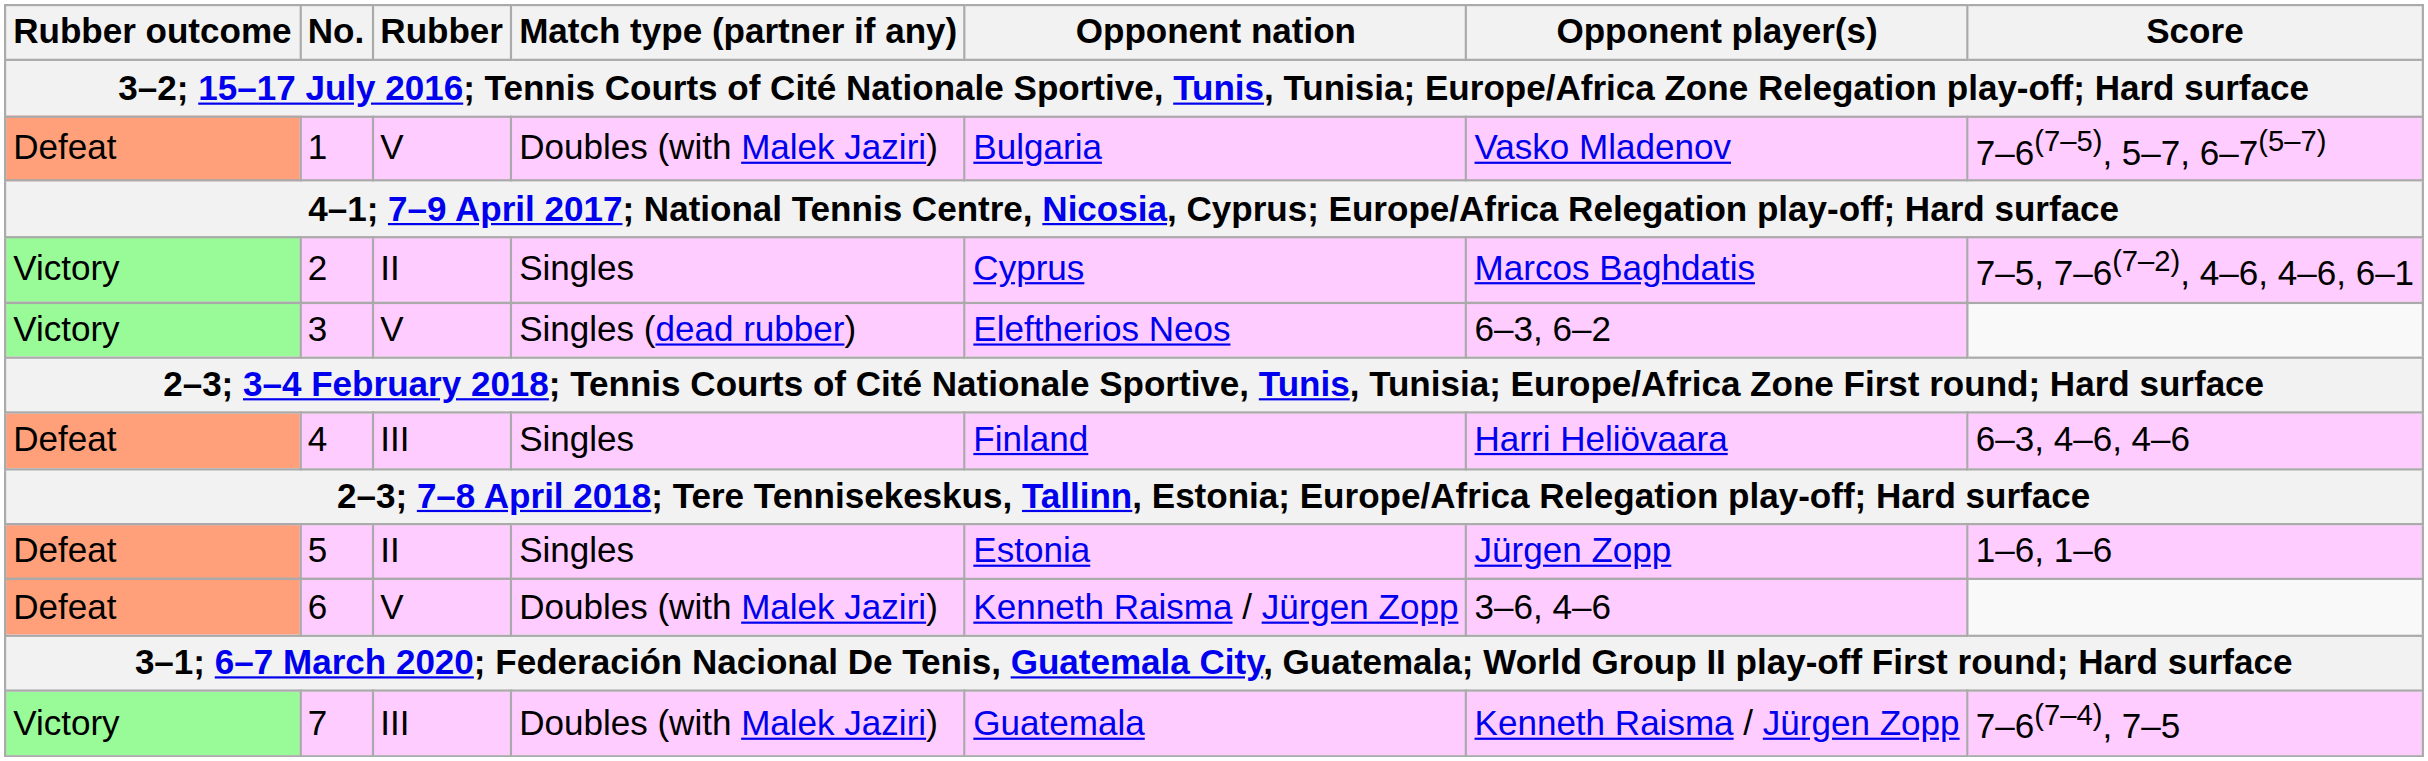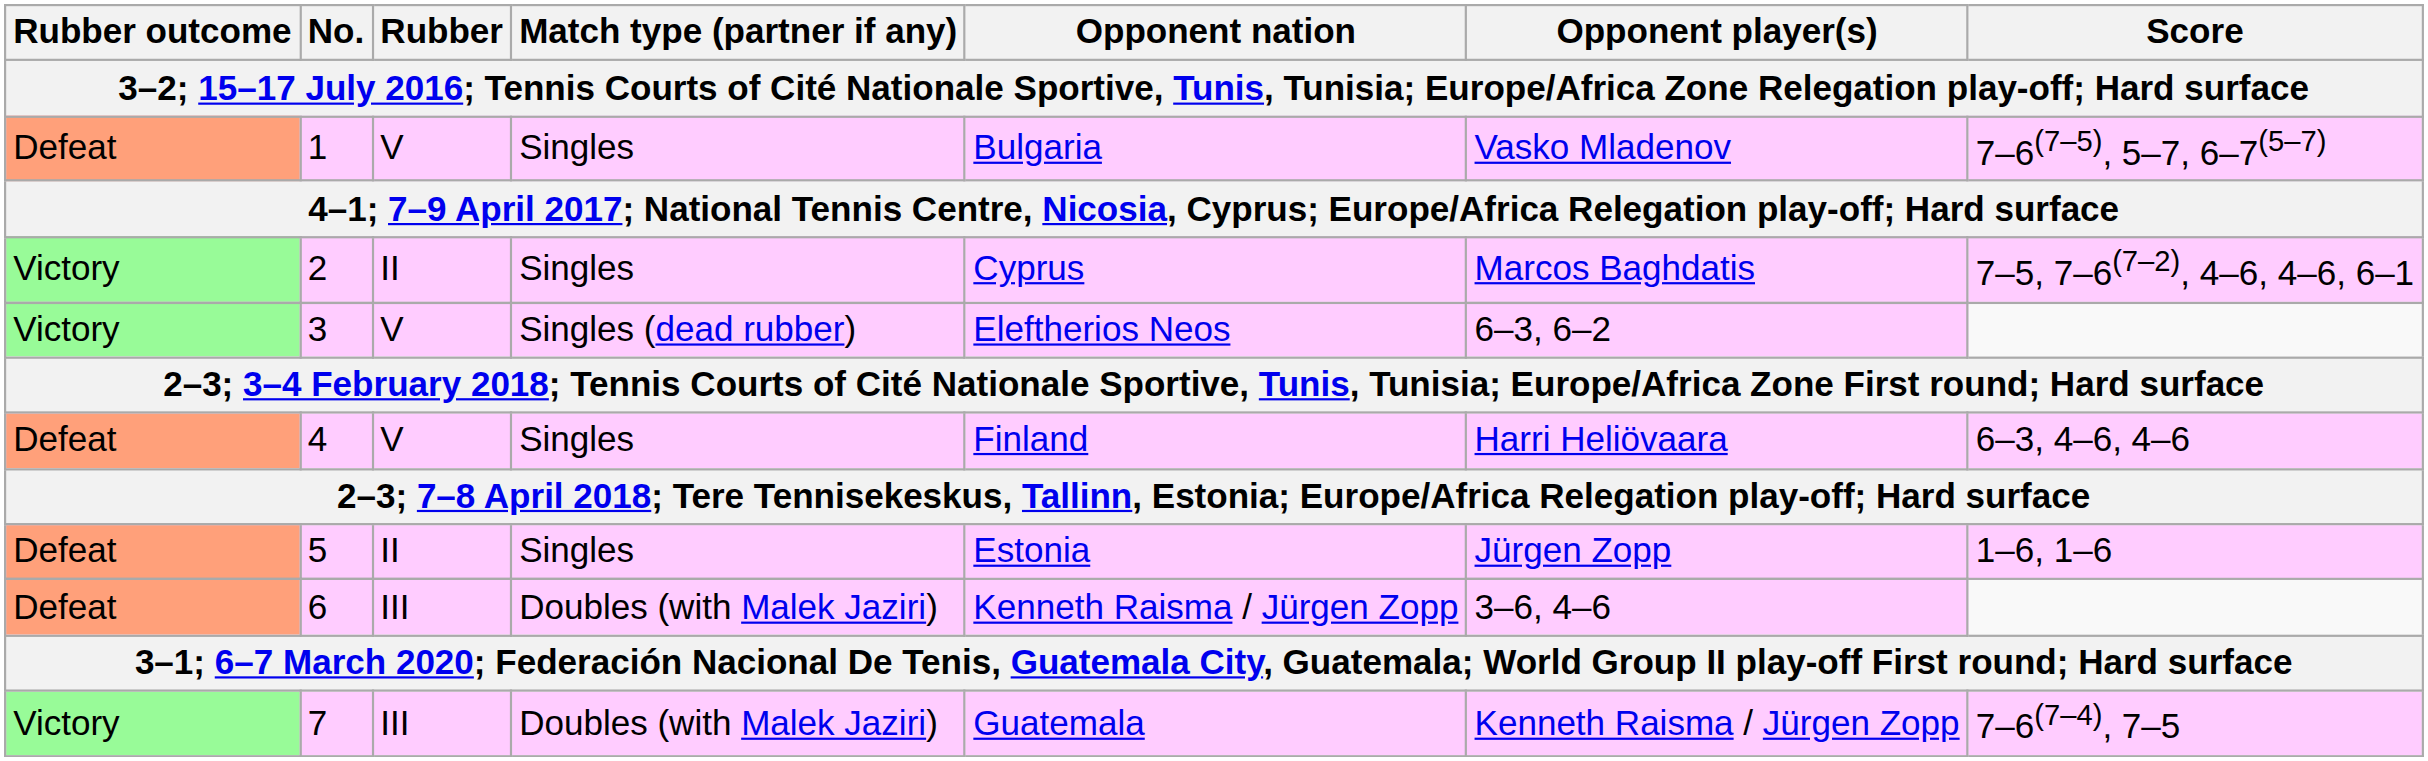(728, 148) Doubles (with Malek Jaziri) -> (577, 148) Singles
(395, 440) III -> (392, 440) V
(392, 606) V -> (395, 606) III
